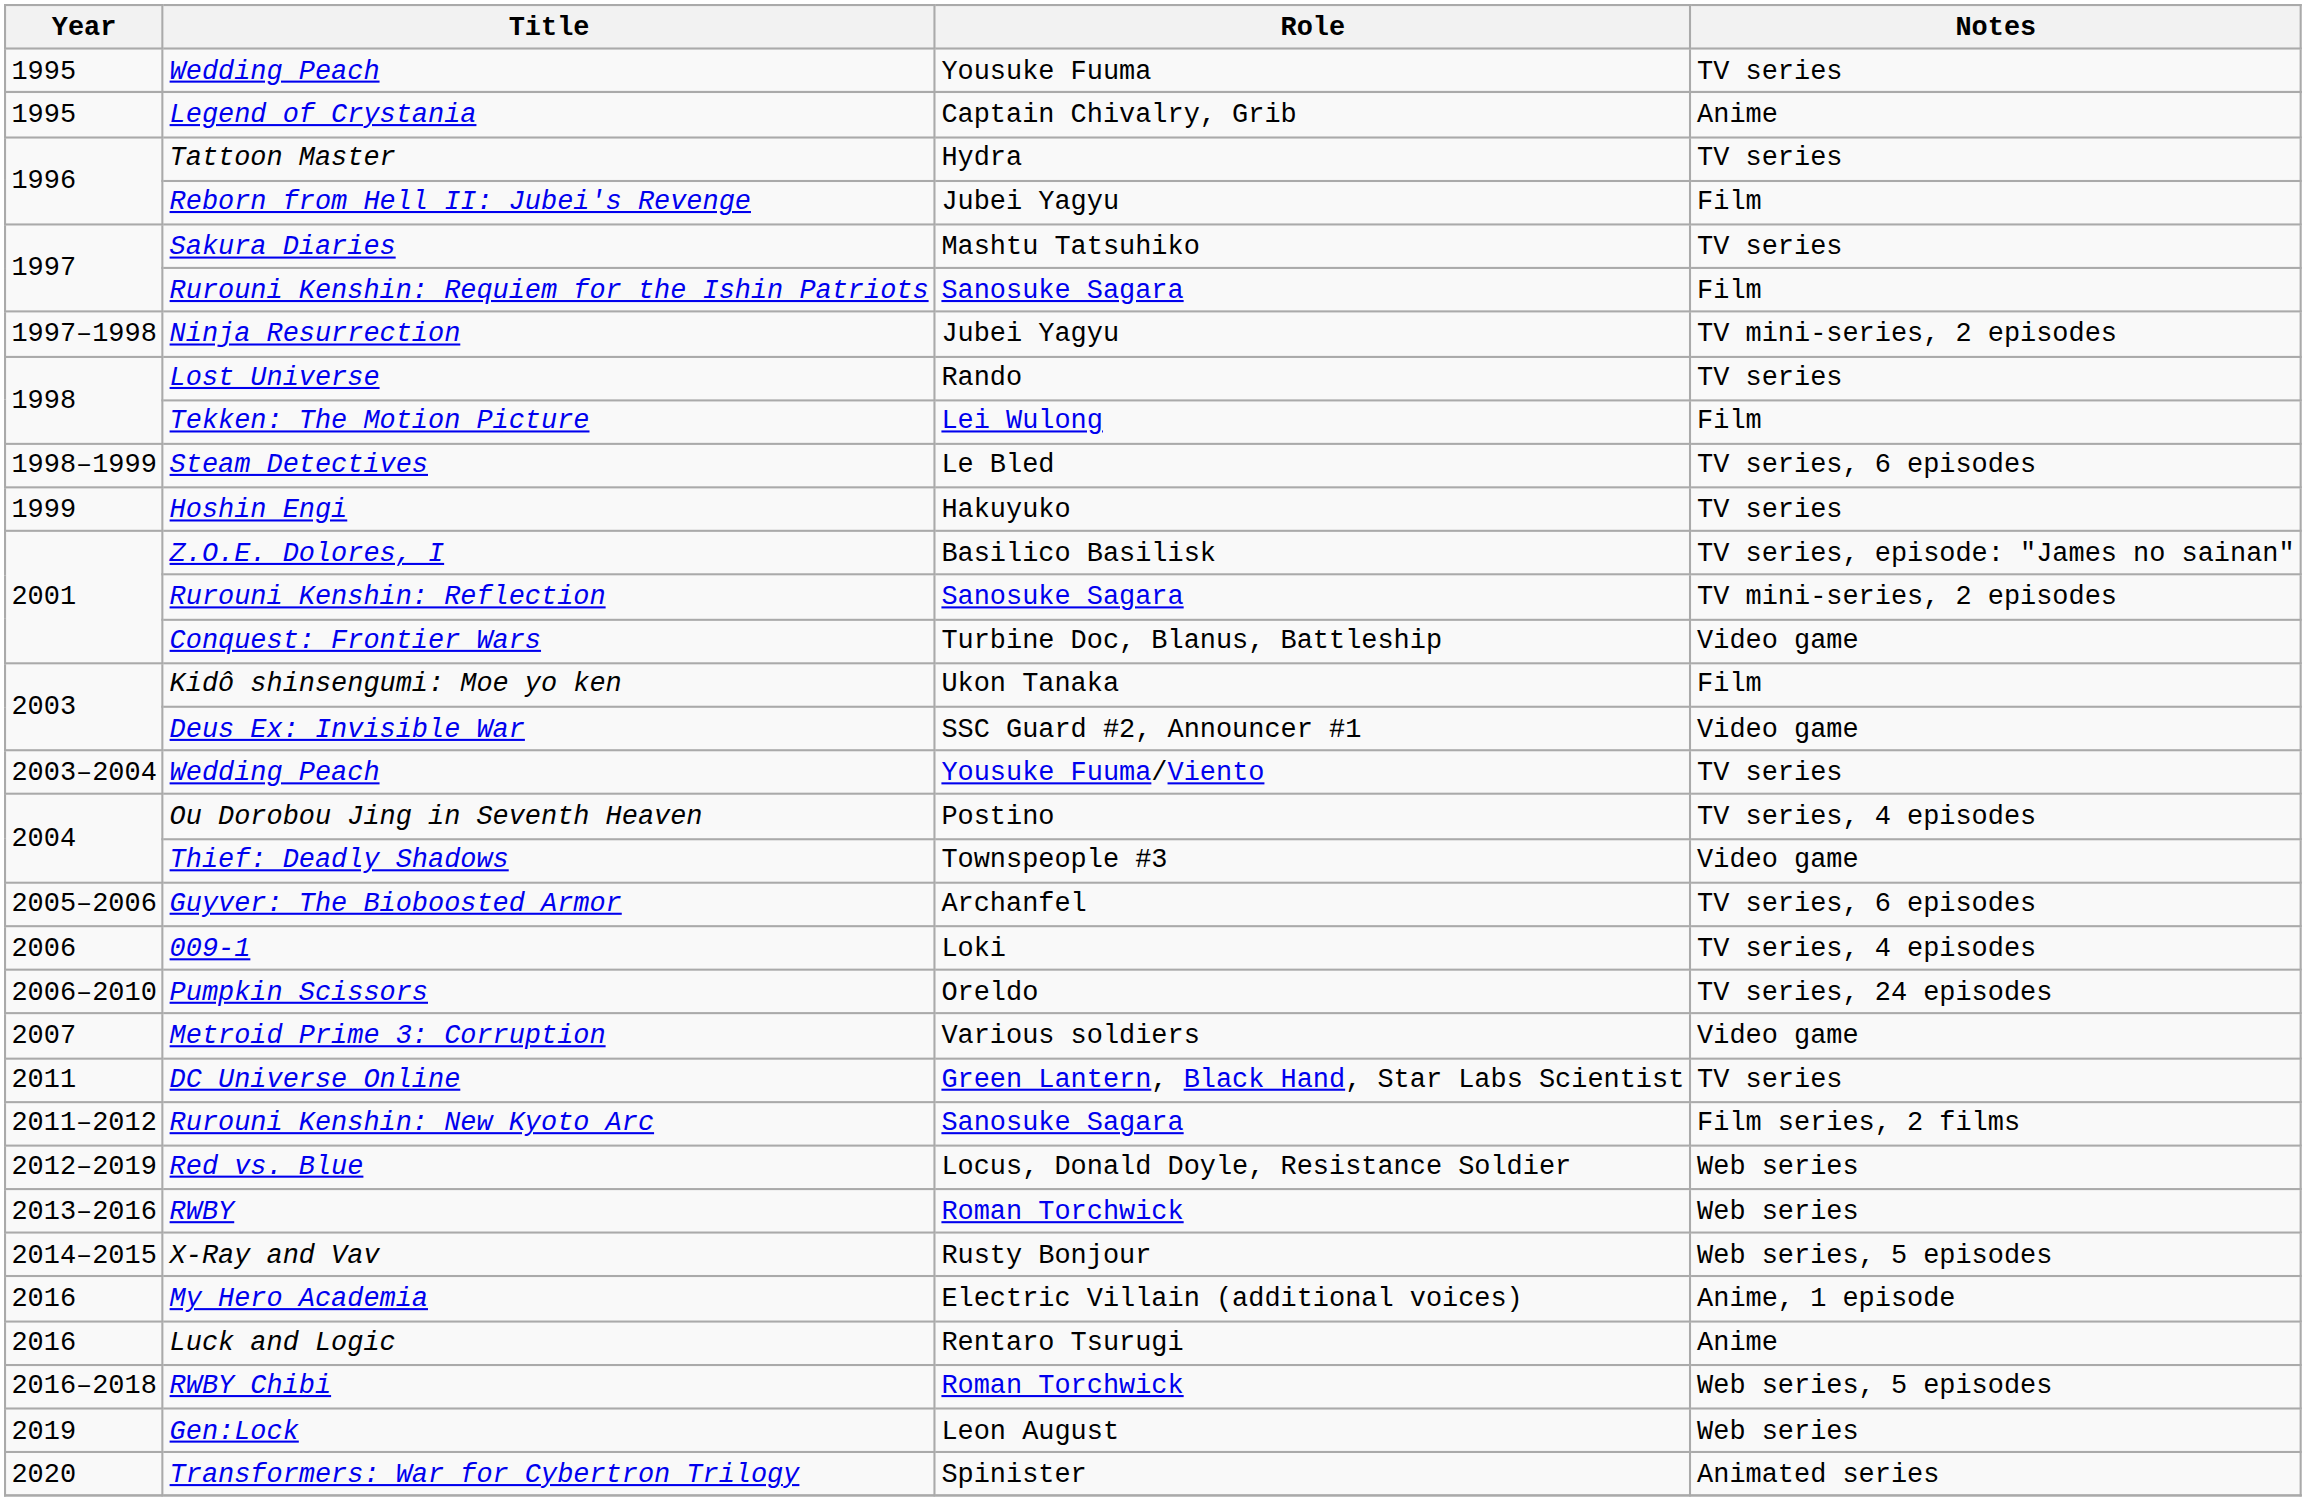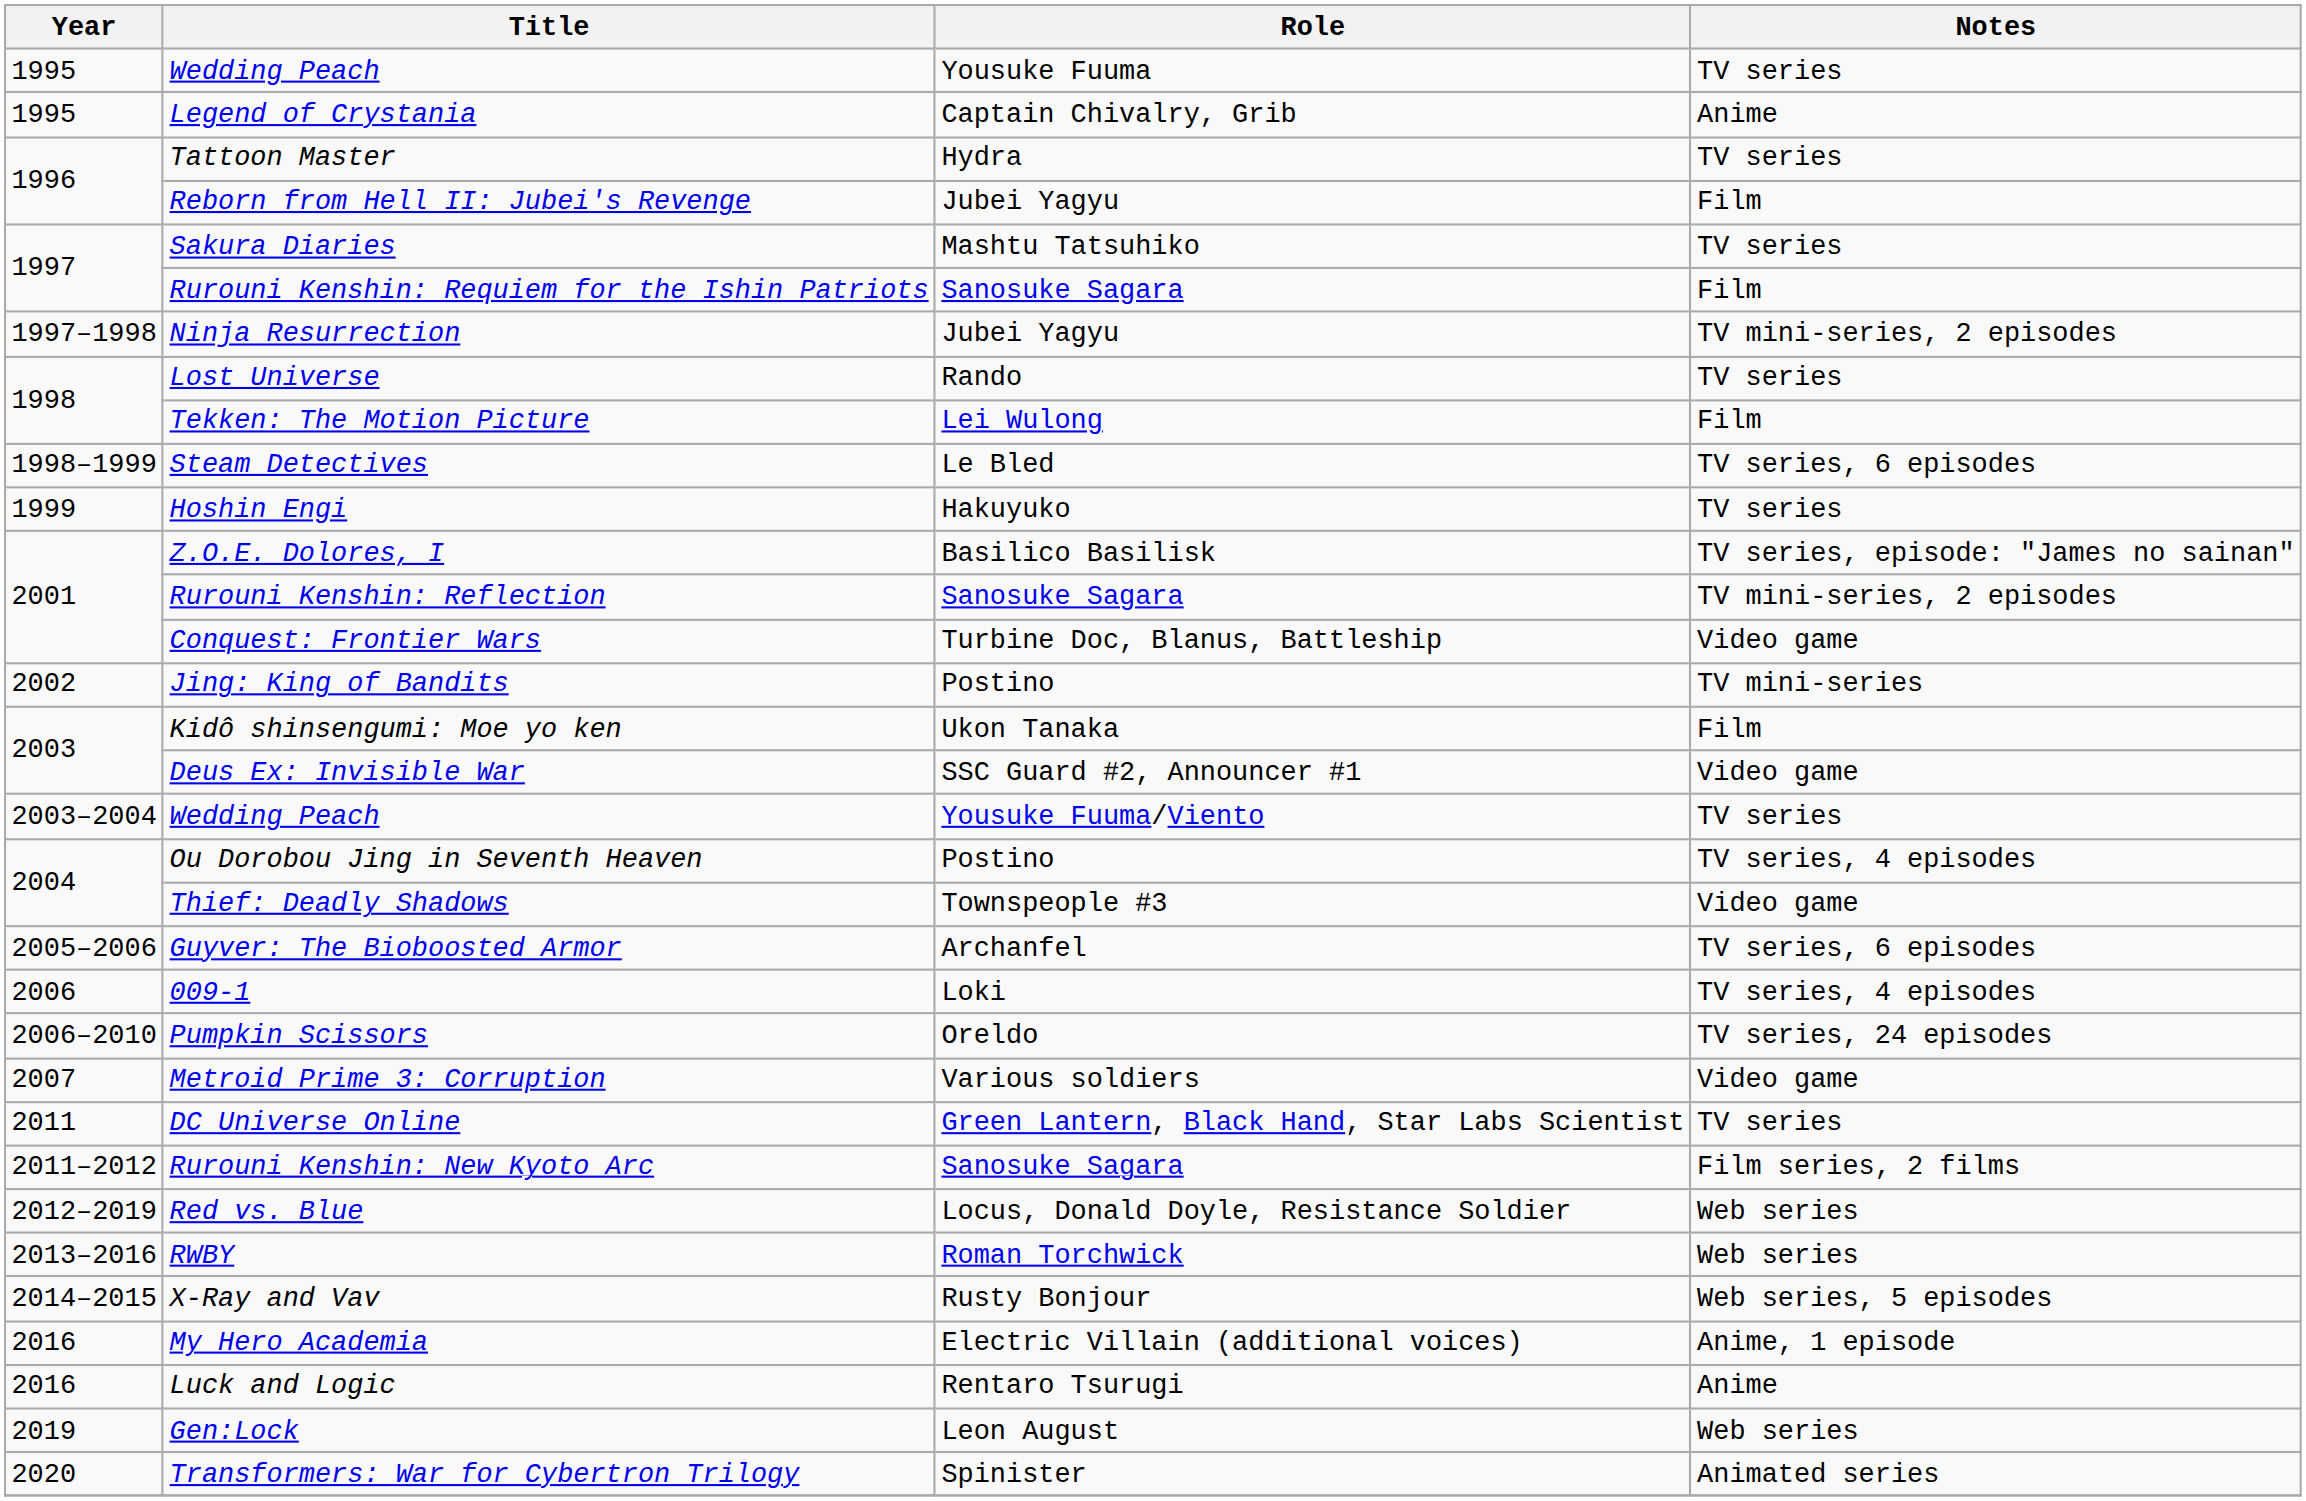+ row: (339, 685)
- row: (250, 1387)
